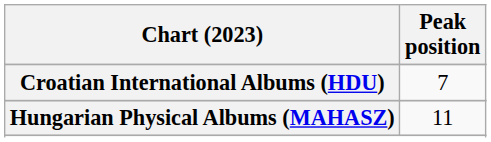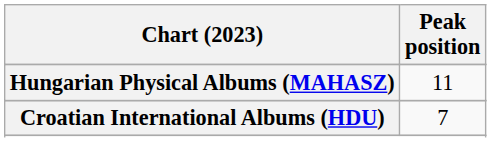rows swapped: (202, 82) <-> (202, 117)
